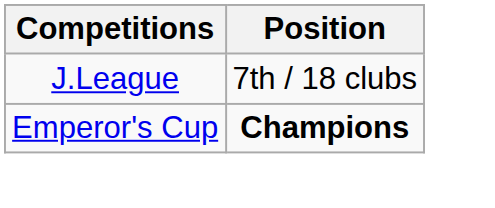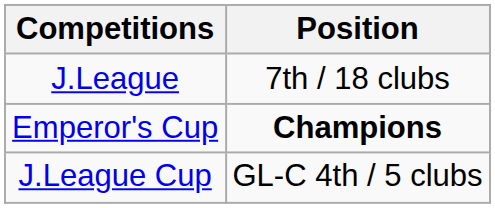+ row: (115, 176)
